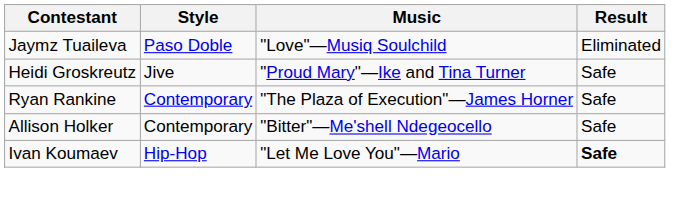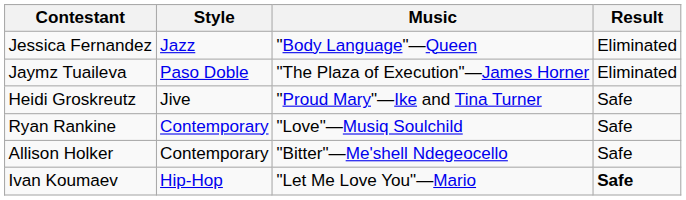+ row: (80, 45)
(353, 45) "Love"—Musiq Soulchild -> (433, 72) "The Plaza of Execution"—James Horner
(417, 99) "The Plaza of Execution"—James Horner -> (370, 126) "Love"—Musiq Soulchild
